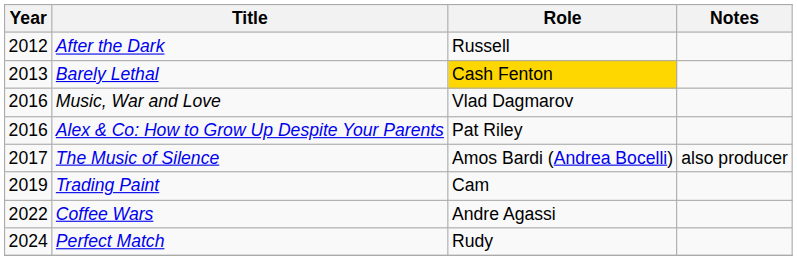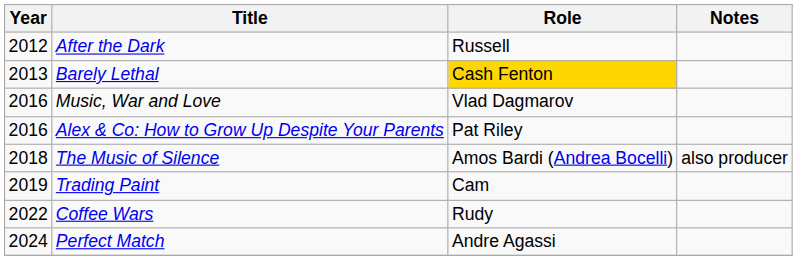(28, 158) 2017 -> (28, 158) 2018
(504, 213) Andre Agassi -> (473, 213) Rudy
(473, 241) Rudy -> (504, 241) Andre Agassi
